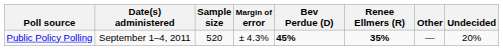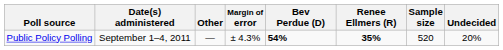columns swapped: (214, 17) <-> (430, 22)
(286, 38) 45% -> (277, 38) 54%
